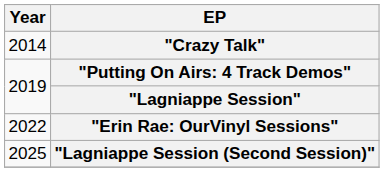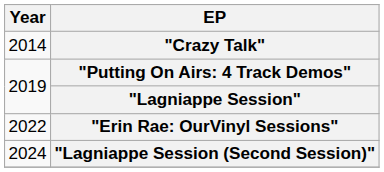(28, 153) 2025 -> (28, 153) 2024
